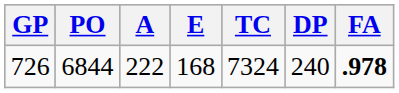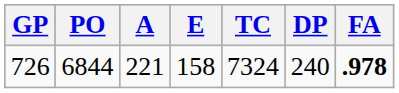(145, 66) 222 -> (145, 66) 221
(196, 66) 168 -> (196, 66) 158
